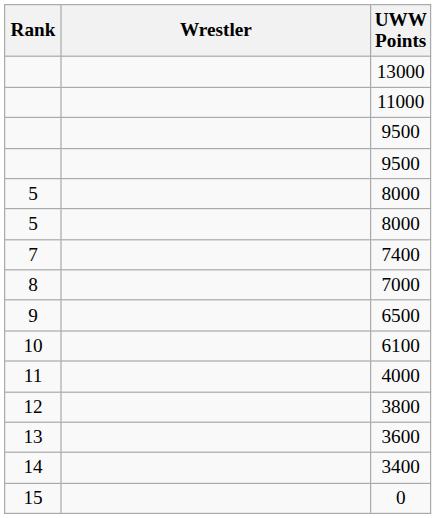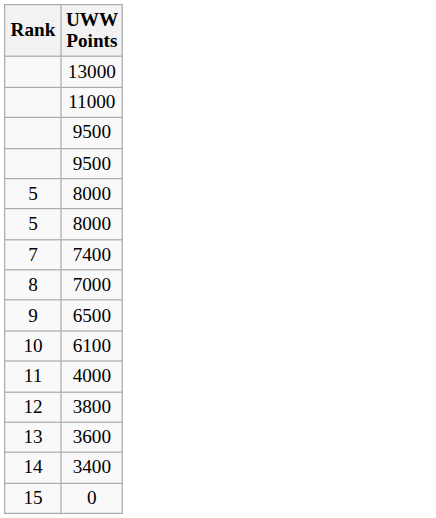- column: (216, 30)
